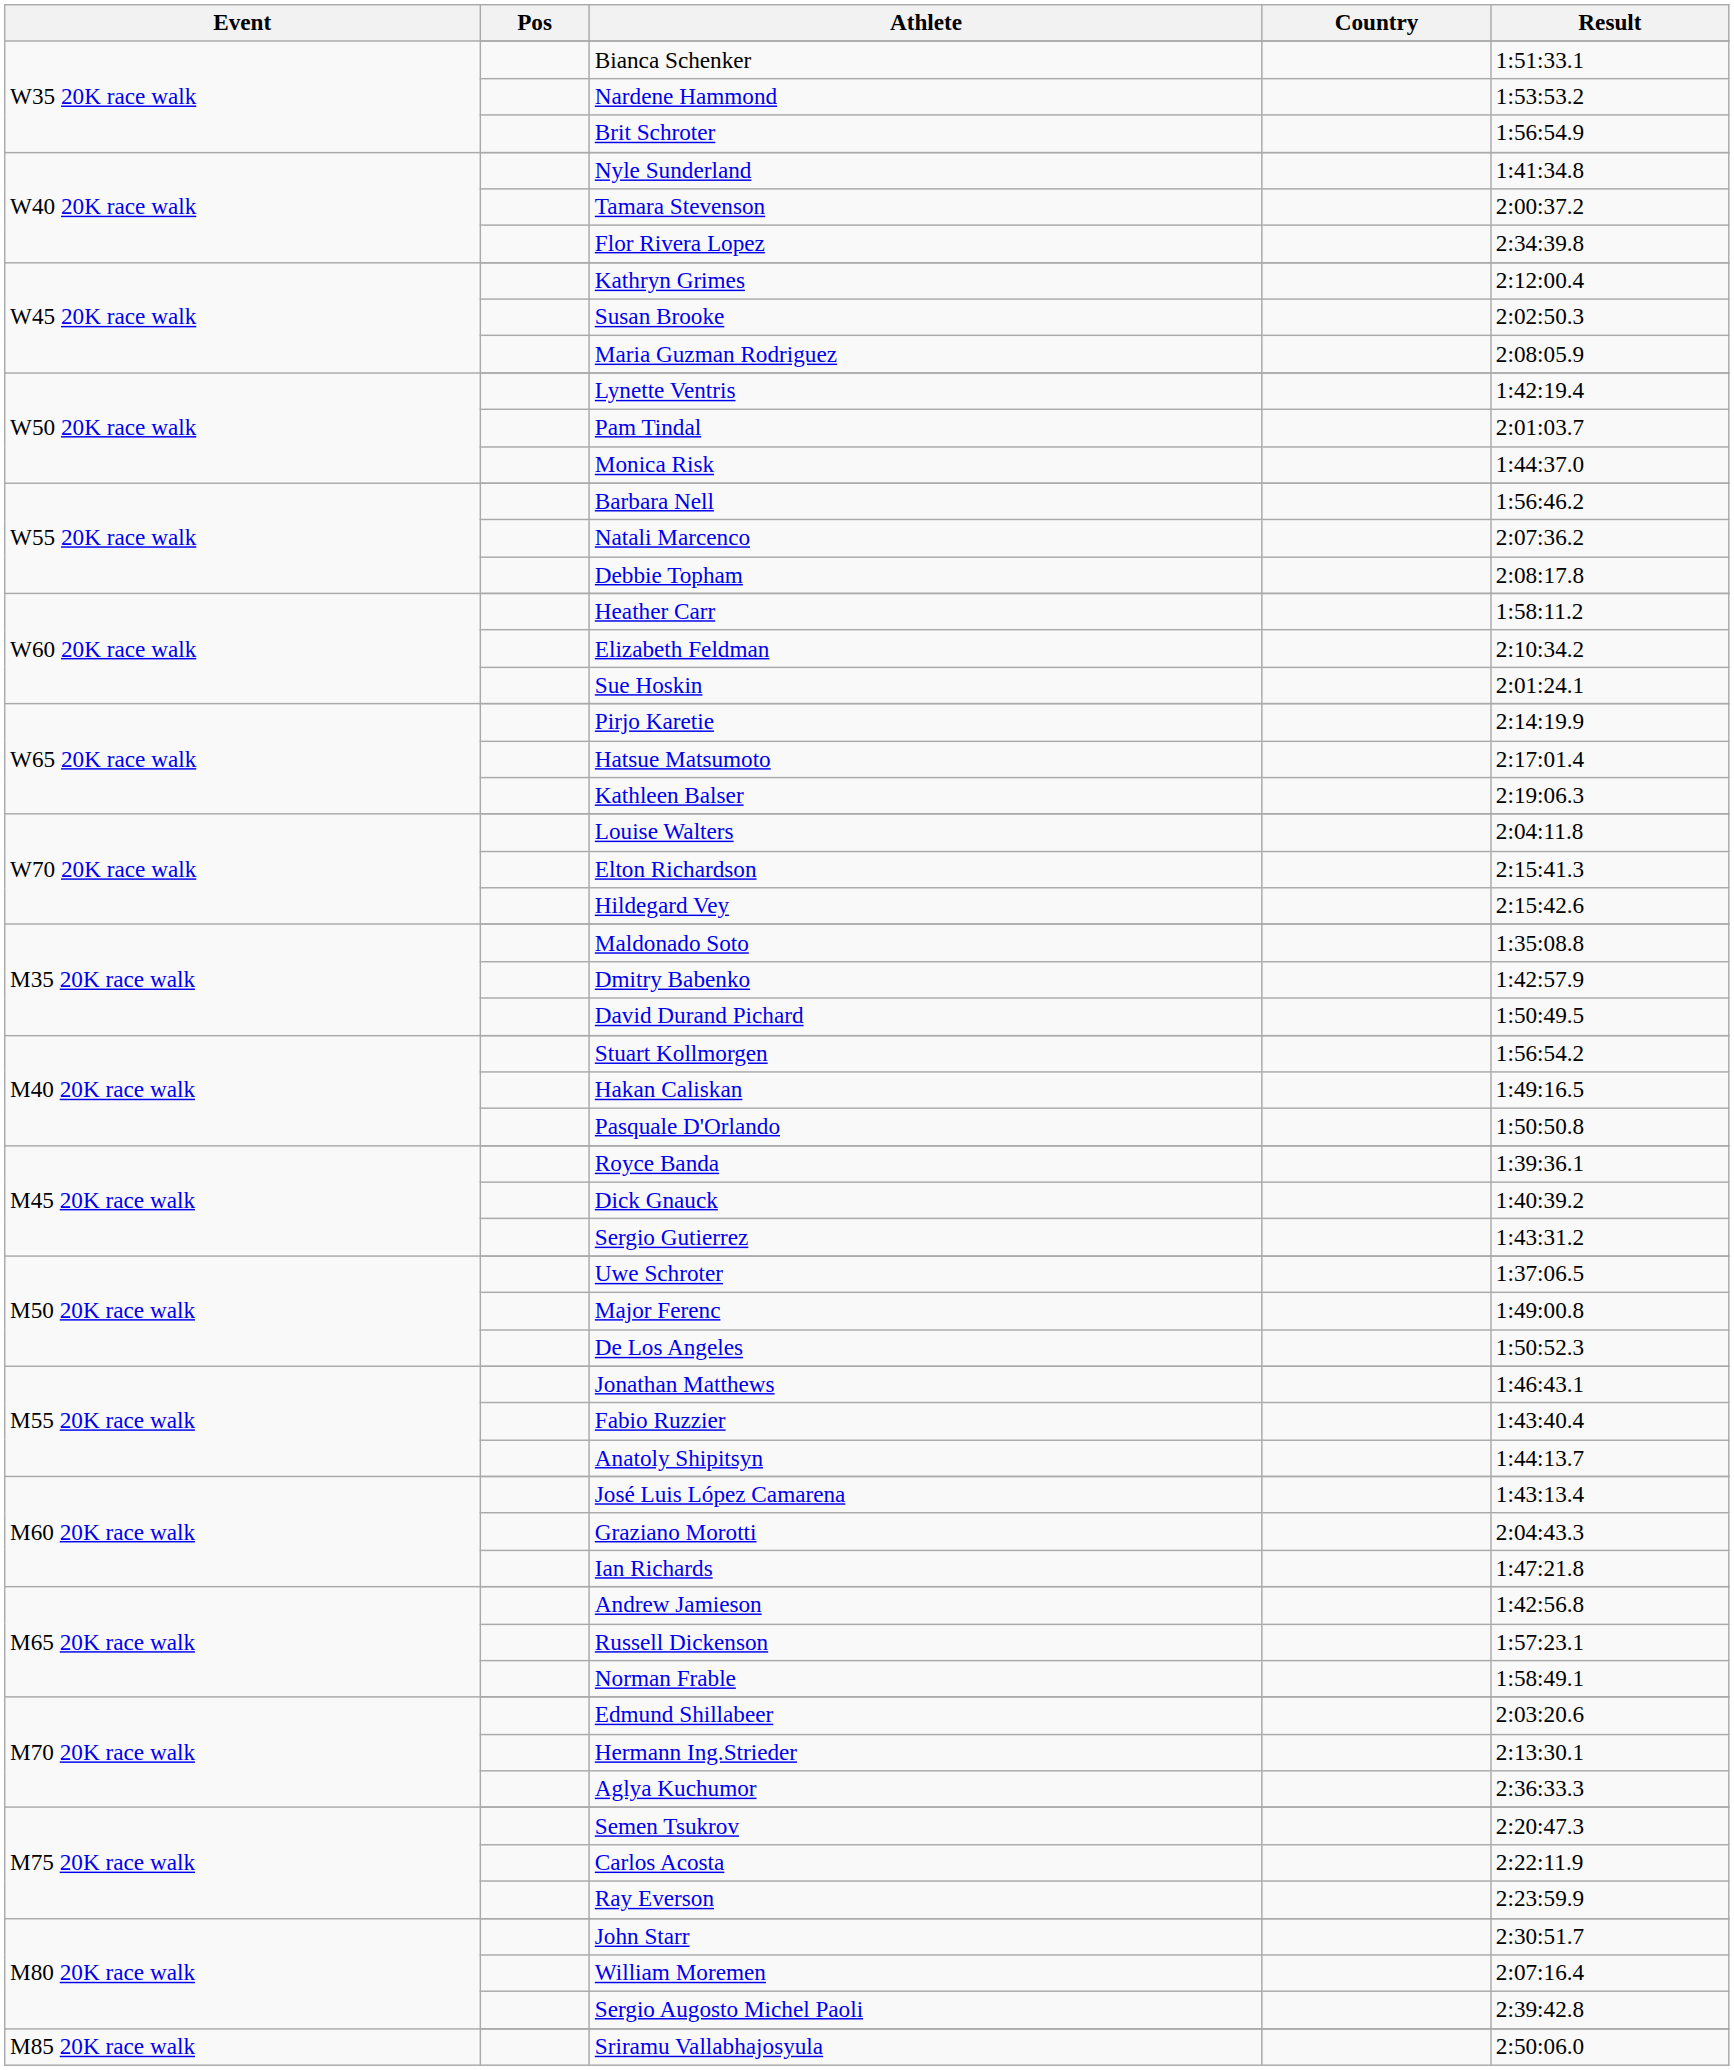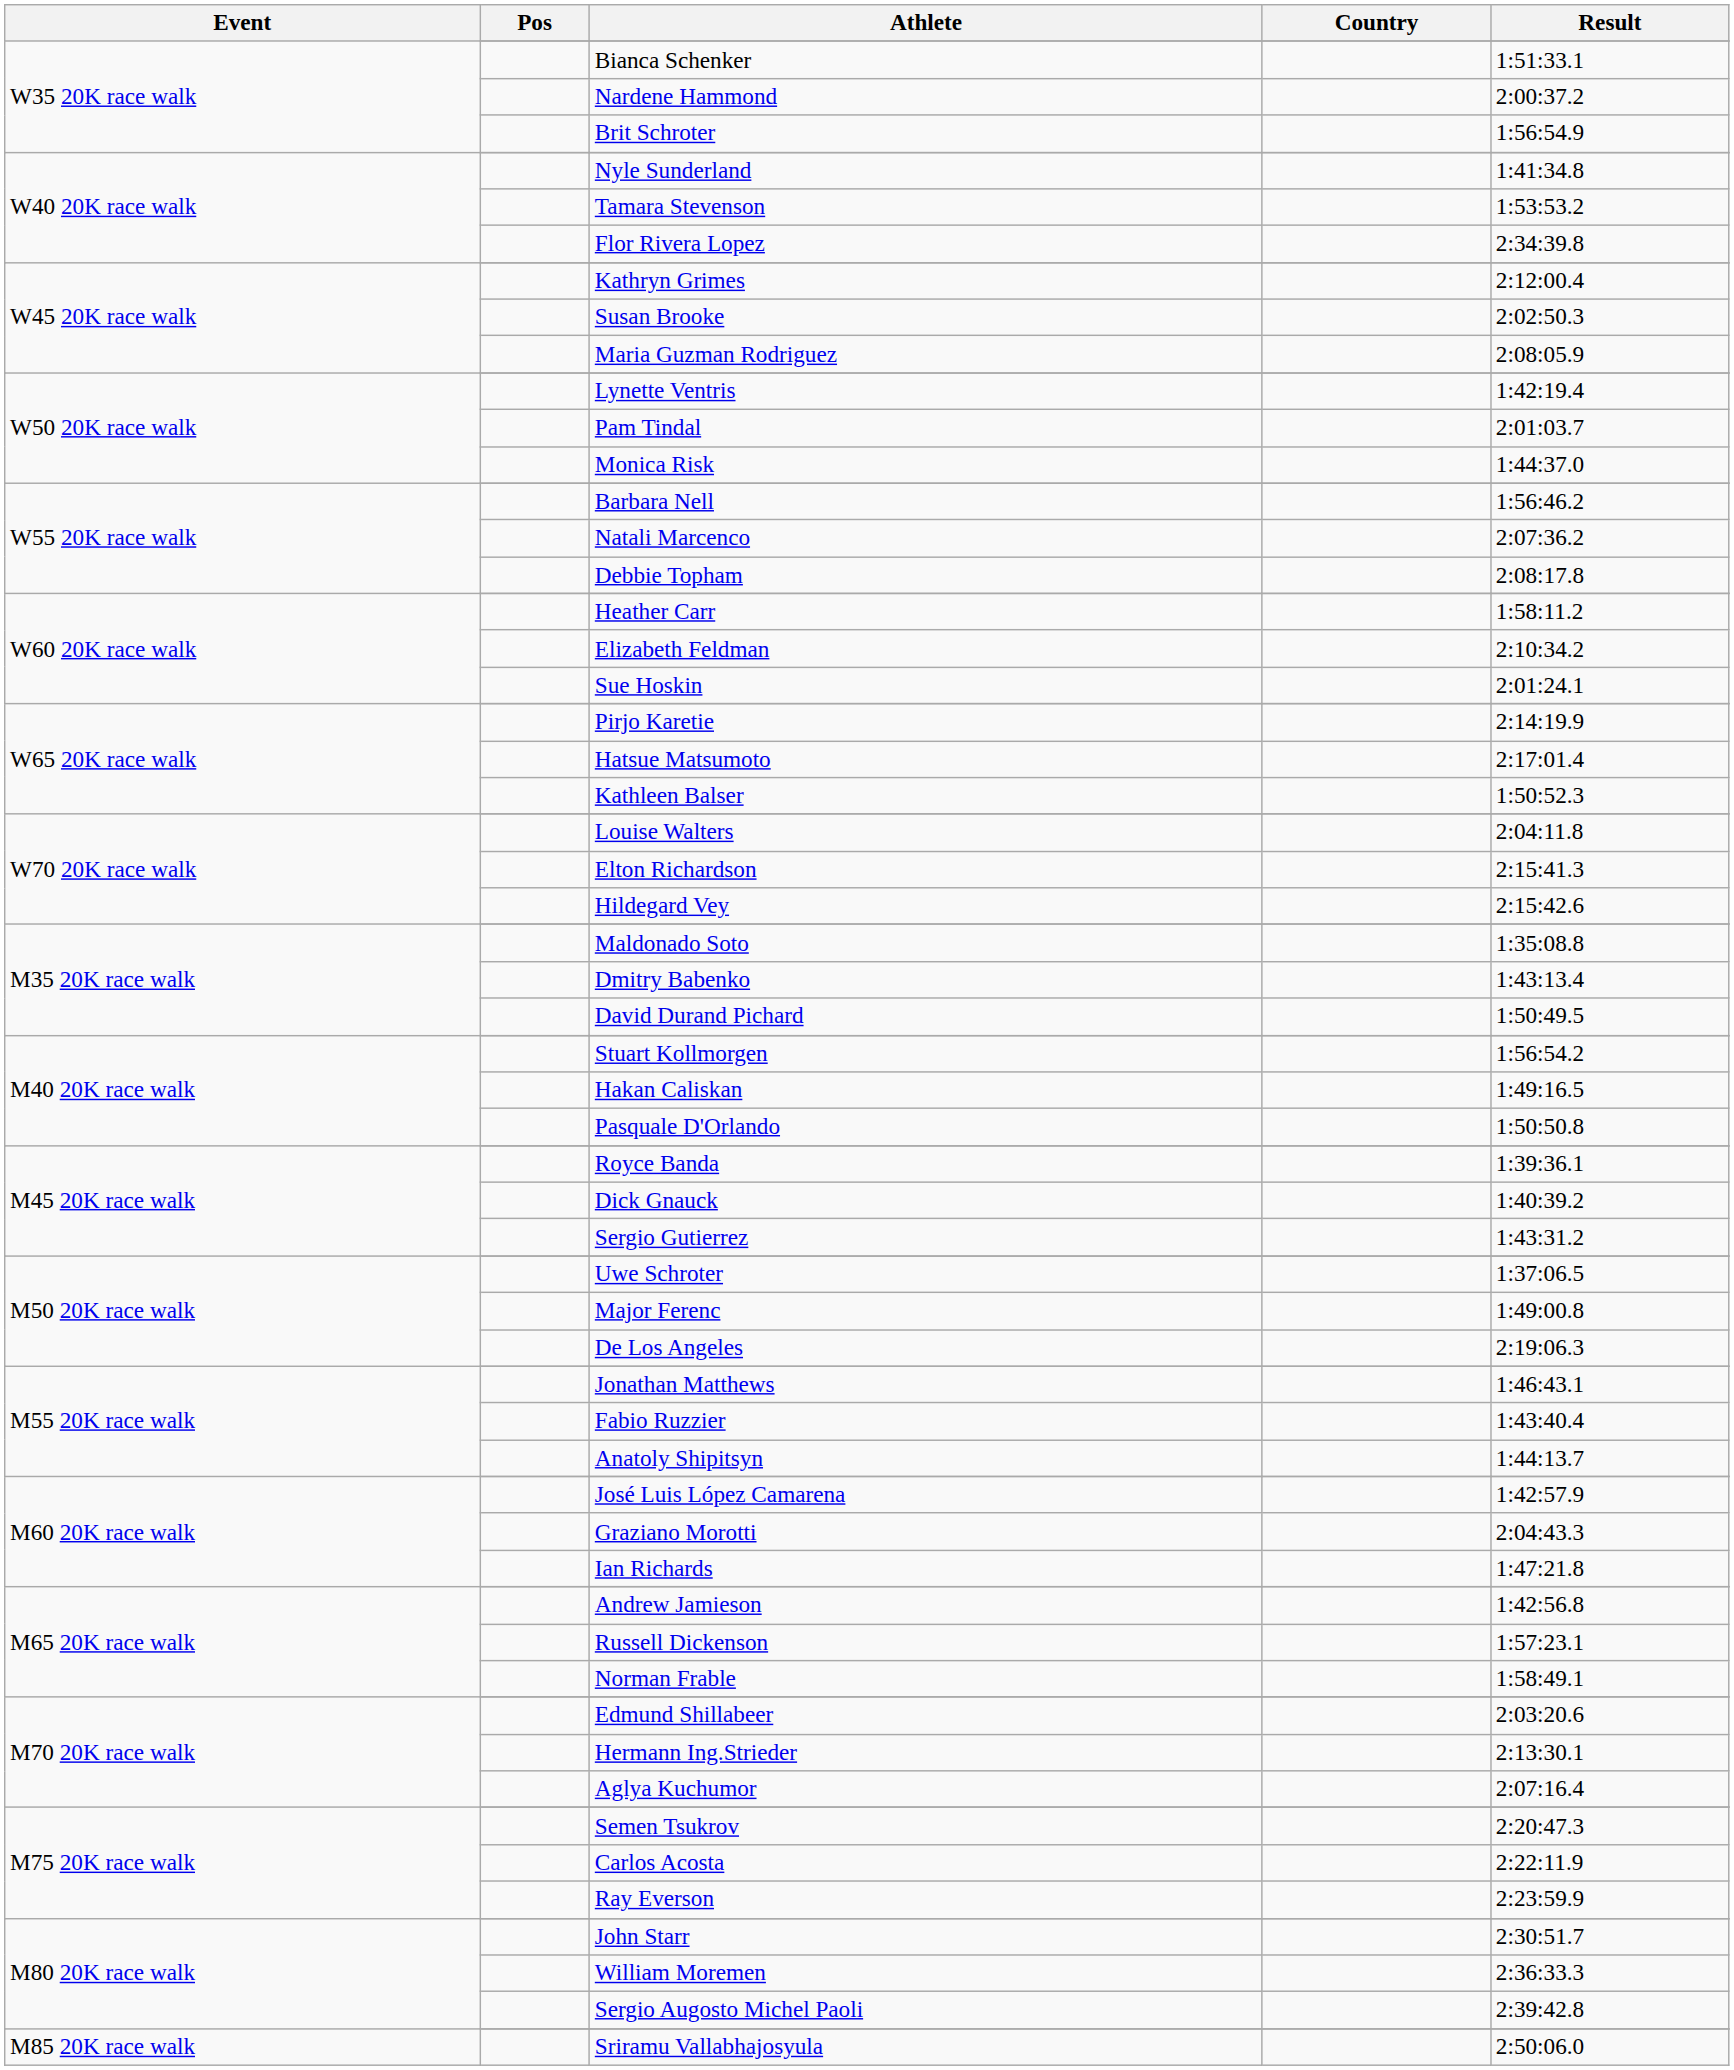(1540, 96) 1:53:53.2 -> (1540, 96) 2:00:37.2
(1540, 206) 2:00:37.2 -> (1540, 206) 1:53:53.2
(1540, 795) 2:19:06.3 -> (1540, 795) 1:50:52.3
(1540, 979) 1:42:57.9 -> (1540, 979) 1:43:13.4
(1540, 1347) 1:50:52.3 -> (1540, 1347) 2:19:06.3
(1540, 1494) 1:43:13.4 -> (1540, 1494) 1:42:57.9
(1540, 1788) 2:36:33.3 -> (1540, 1788) 2:07:16.4
(1540, 1972) 2:07:16.4 -> (1540, 1972) 2:36:33.3
